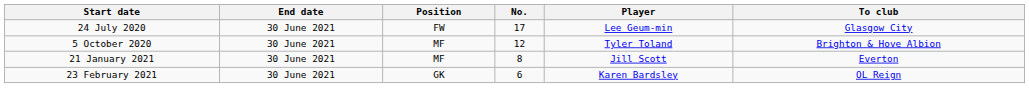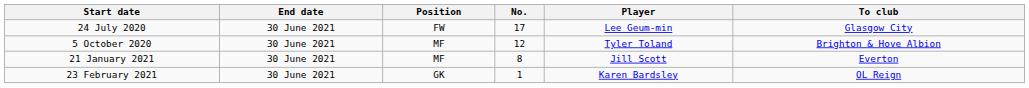(519, 75) 6 -> (519, 75) 1
